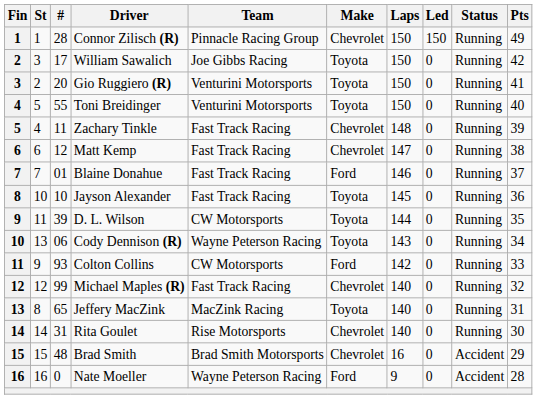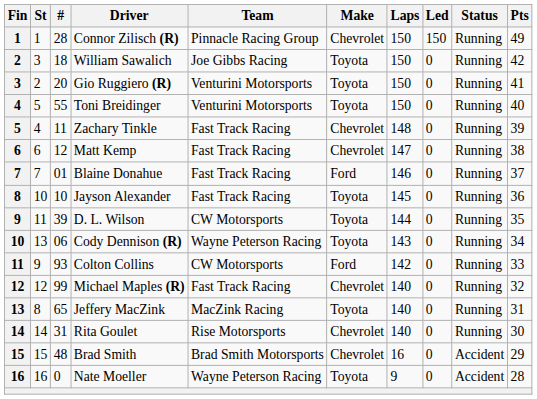(61, 61) 17 -> (61, 61) 18
(343, 376) Ford -> (349, 376) Toyota
